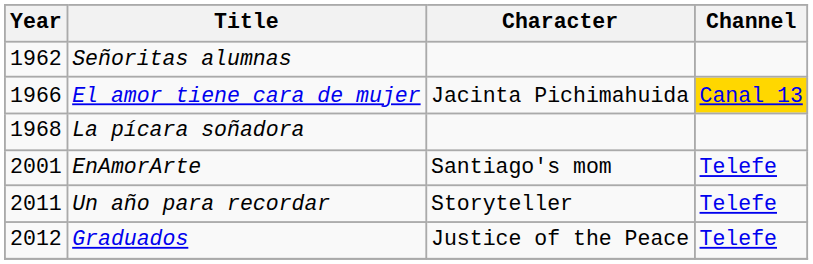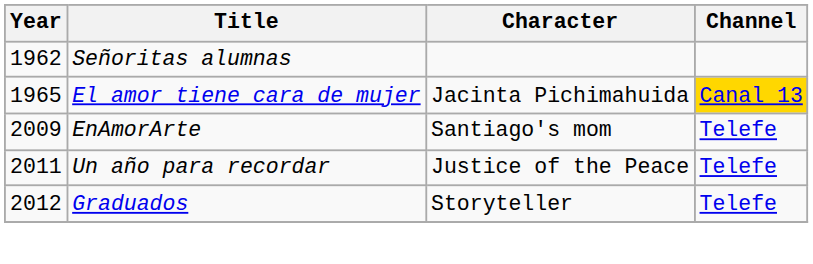(36, 95) 1966 -> (36, 95) 1965
- row: (188, 131)
(36, 167) 2001 -> (36, 131) 2009
(502, 204) Storyteller -> (560, 167) Justice of the Peace
(560, 240) Justice of the Peace -> (502, 204) Storyteller
